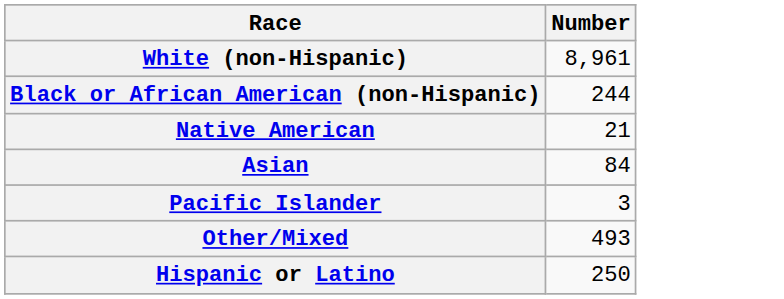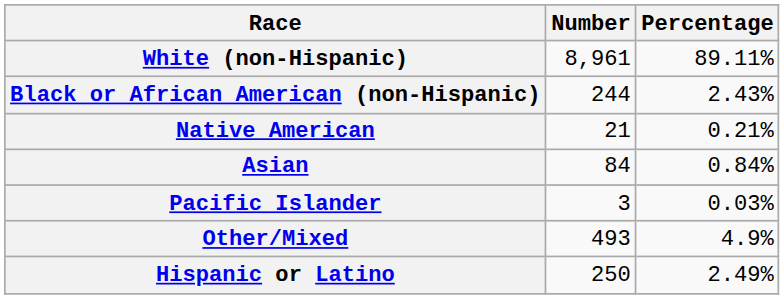+ column: (708, 23)
